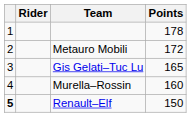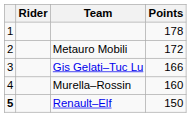(174, 67) 165 -> (174, 67) 166
